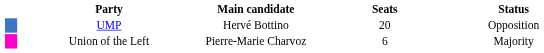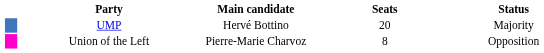(514, 25) Opposition -> (514, 25) Majority
(385, 41) 6 -> (385, 41) 8
(514, 41) Majority -> (514, 41) Opposition
